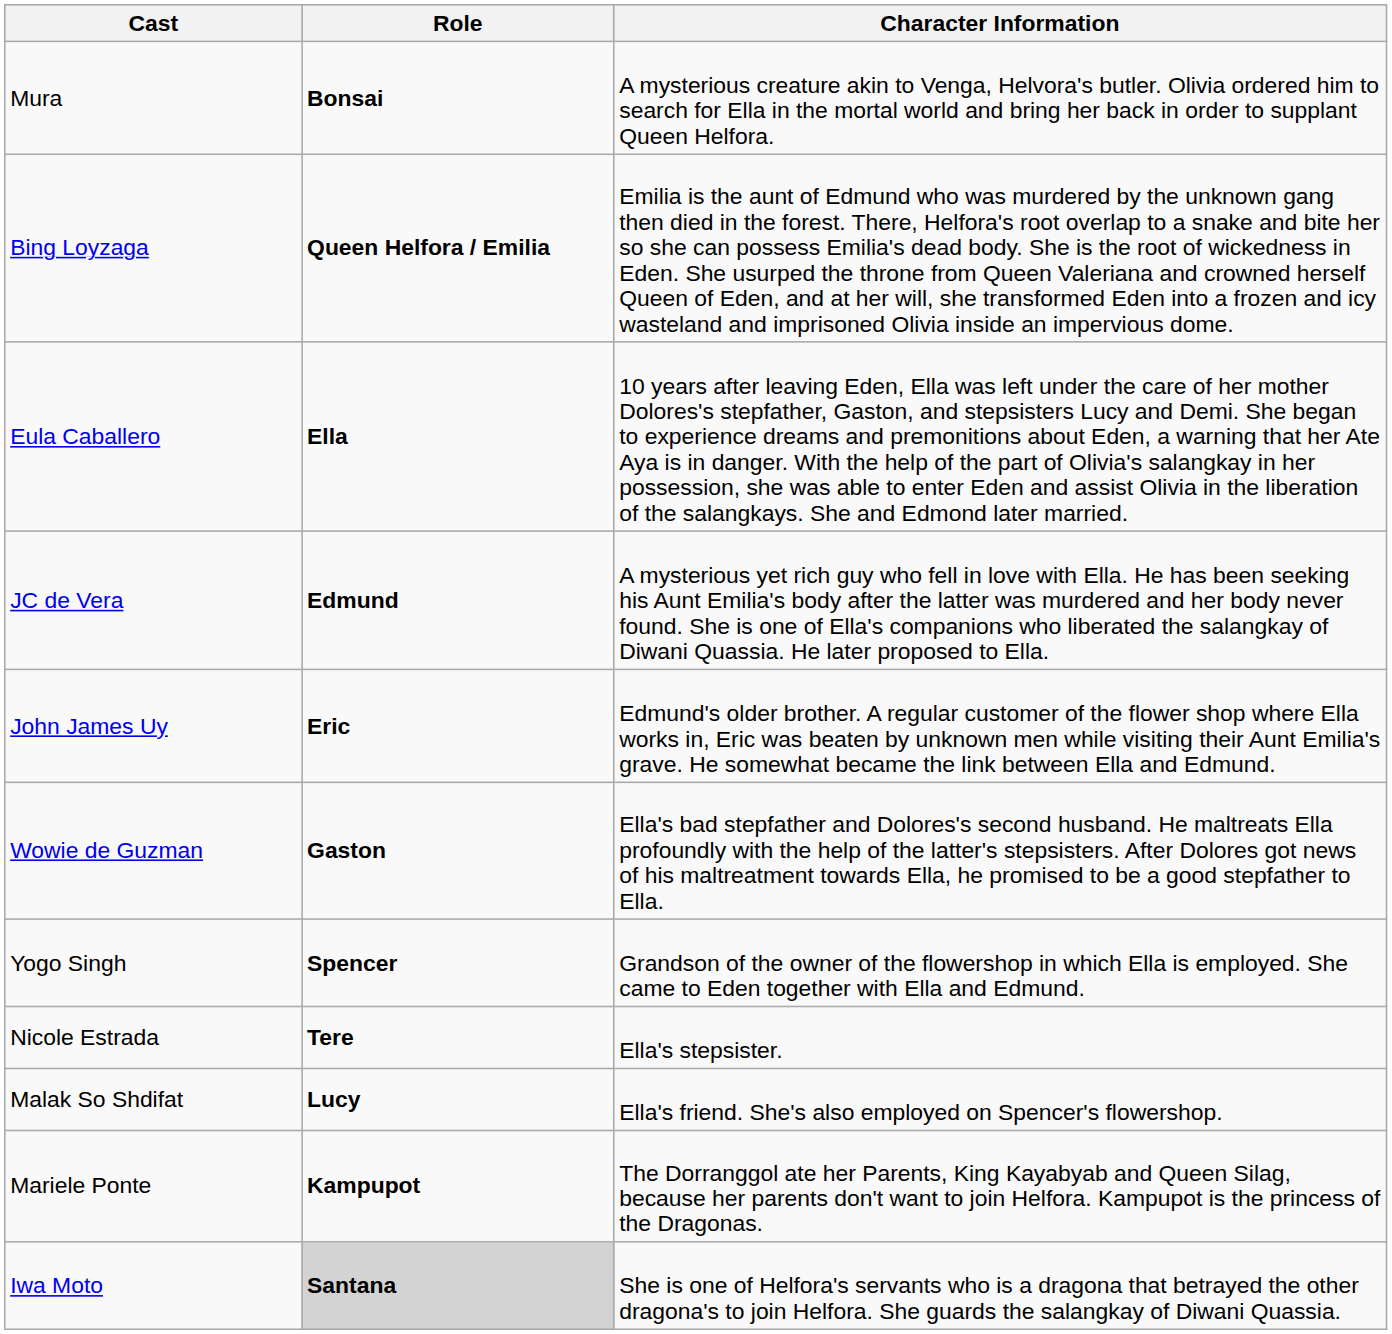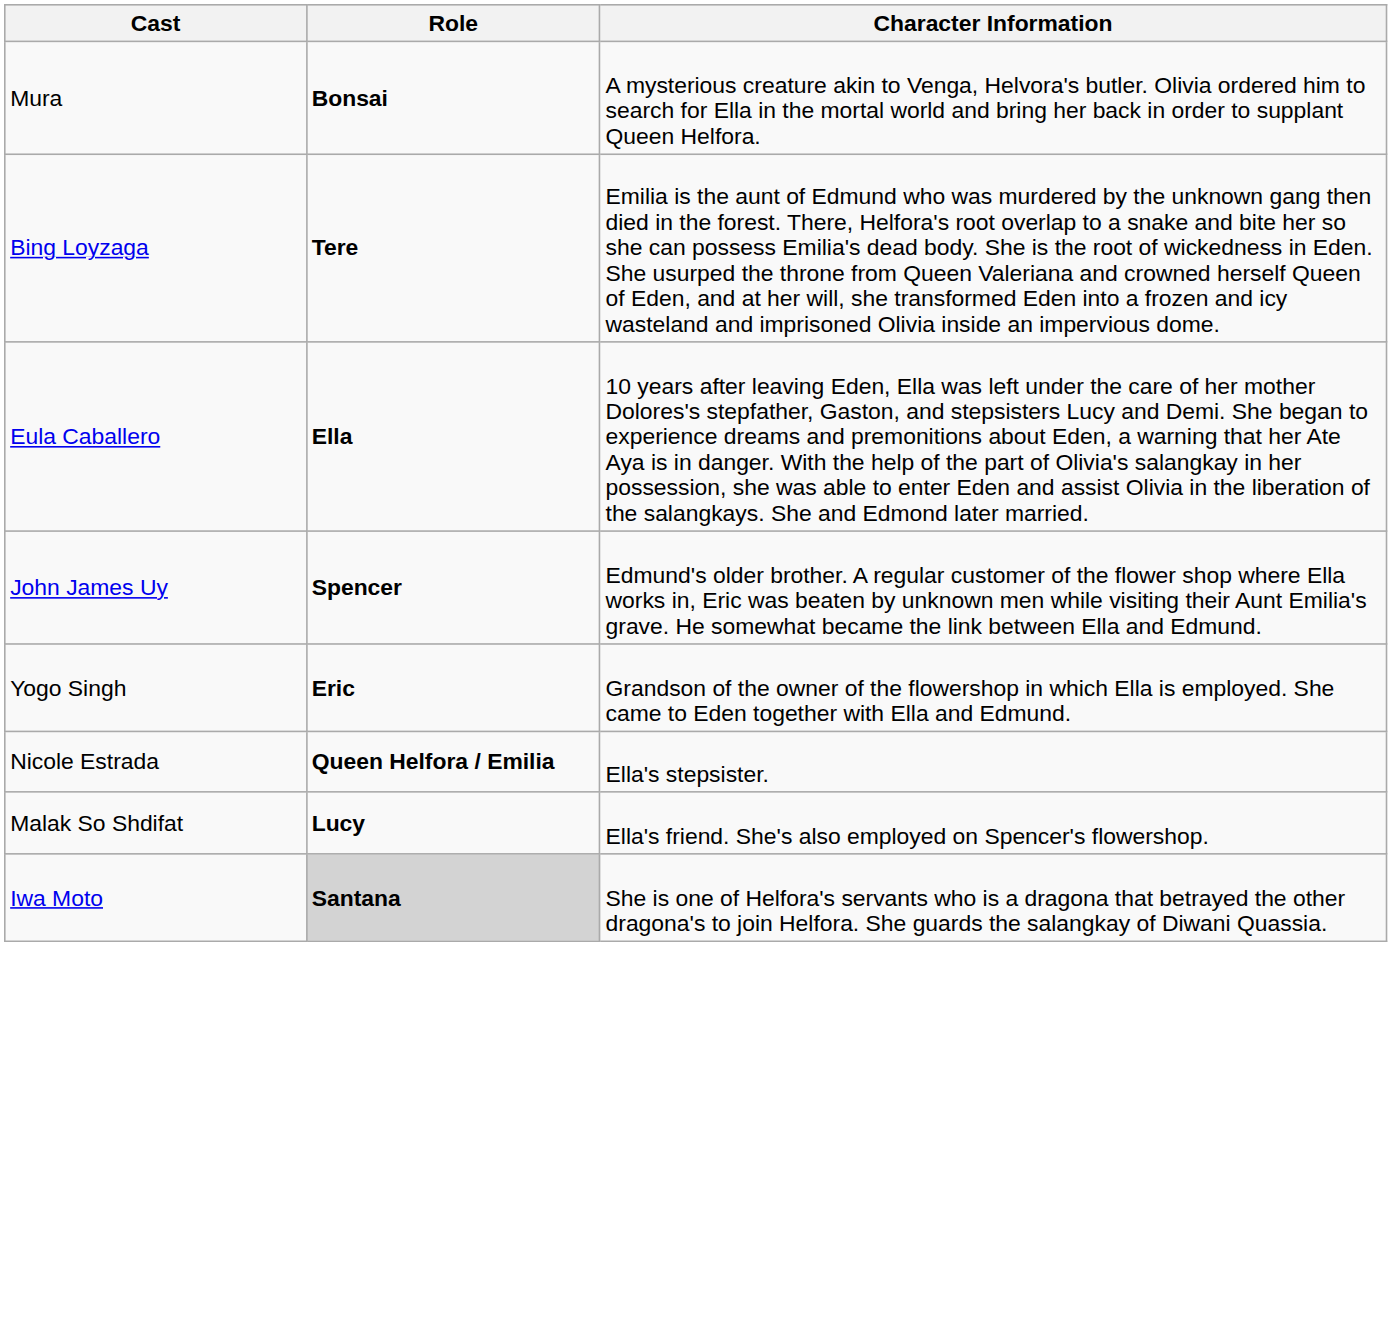(429, 248) Queen Helfora / Emilia -> (335, 248) Tere
- row: (67, 600)
(329, 726) Eric -> (357, 588) Spencer
- row: (107, 851)
(352, 963) Spencer -> (333, 687) Eric
(330, 1038) Tere -> (433, 762) Queen Helfora / Emilia
- row: (81, 1186)
